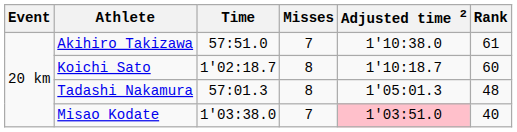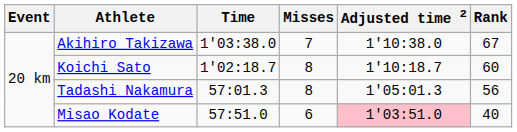(238, 43) 57:51.0 -> (238, 43) 1'03:38.0
(491, 43) 61 -> (491, 43) 67
(491, 91) 48 -> (491, 91) 56
(238, 115) 1'03:38.0 -> (238, 115) 57:51.0
(309, 115) 7 -> (309, 115) 6
